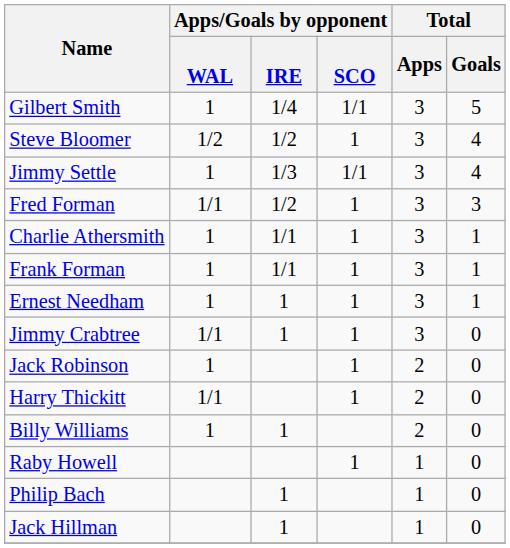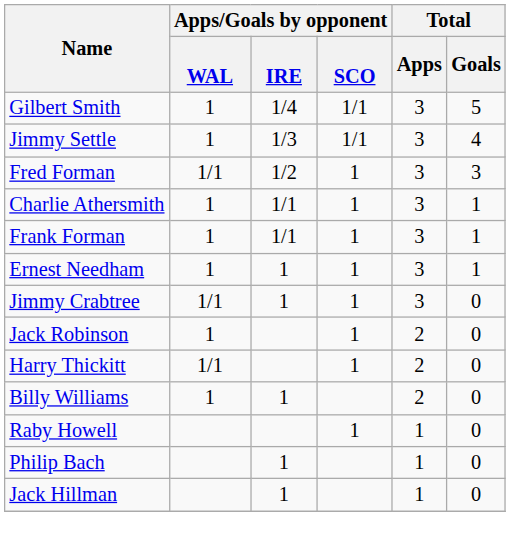- row: (70, 140)
